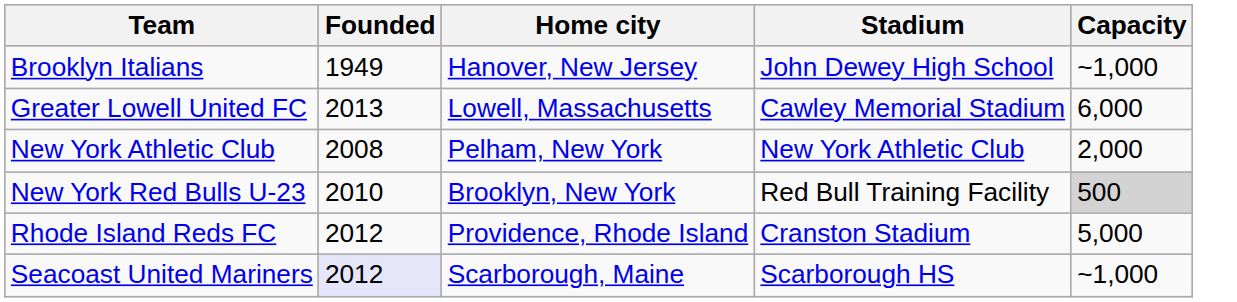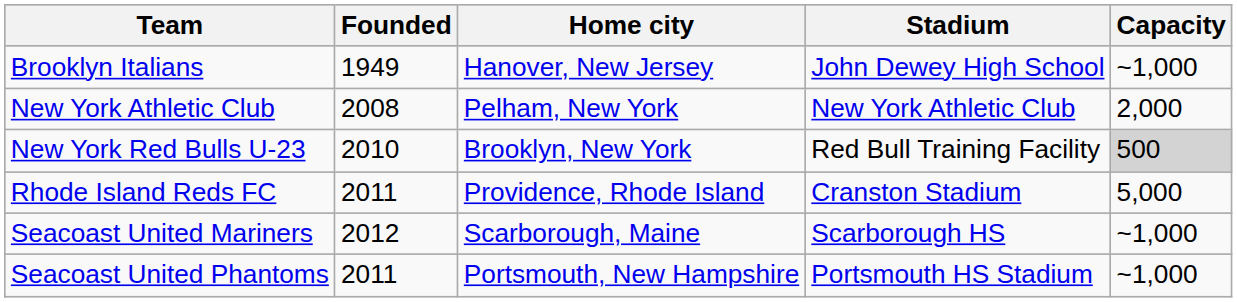- row: (159, 108)
(354, 233) 2012 -> (369, 191) 2011
(354, 274) lavender background -> (370, 233) no background
+ row: (170, 274)
